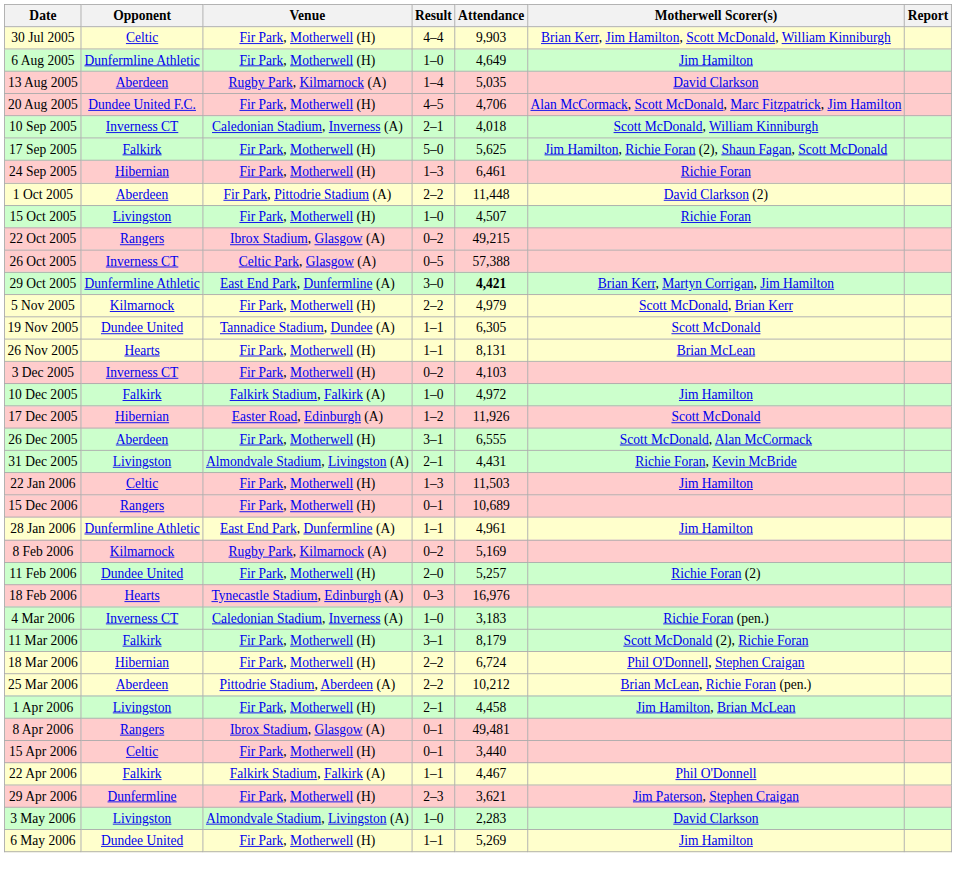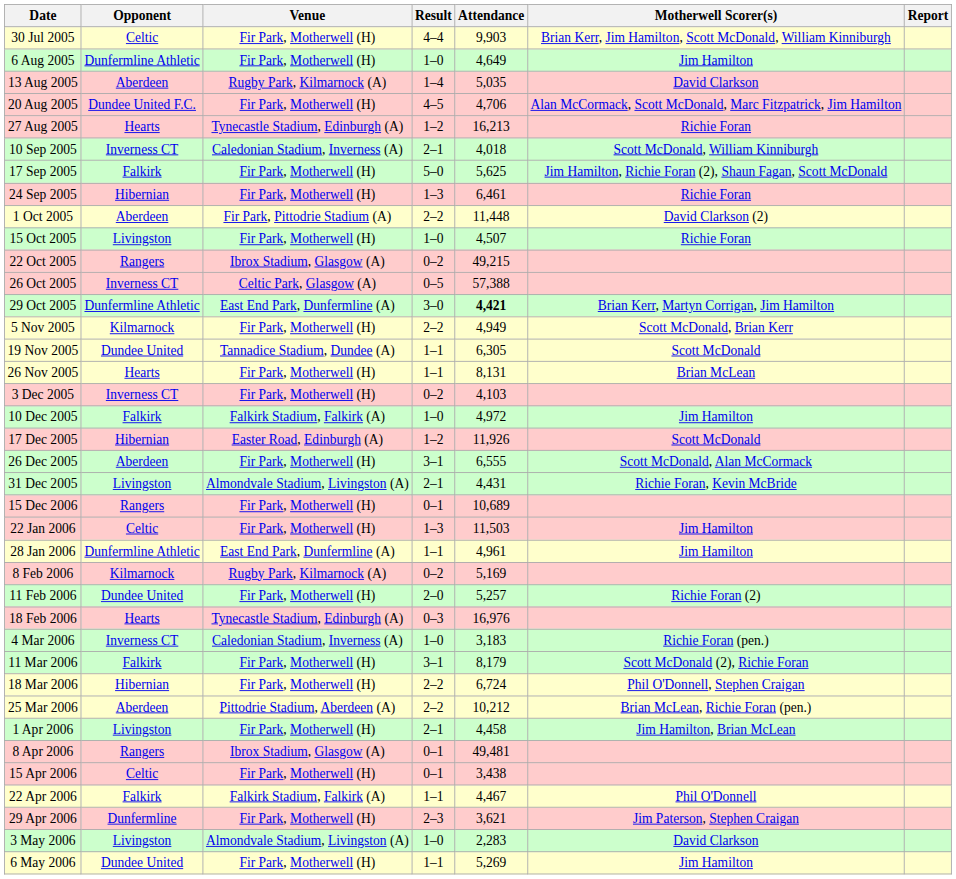+ row: (43, 127)
(491, 305) 4,979 -> (491, 328) 4,949
rows swapped: (43, 506) <-> (43, 484)
(491, 751) 3,440 -> (491, 774) 3,438
